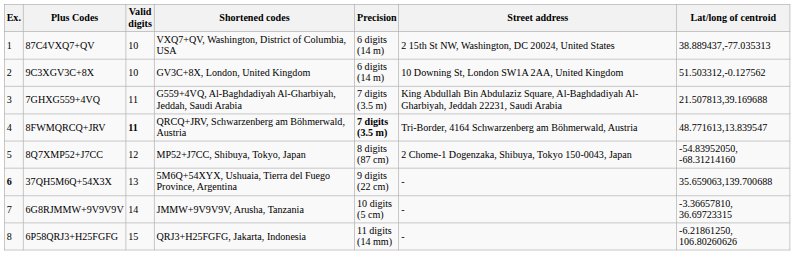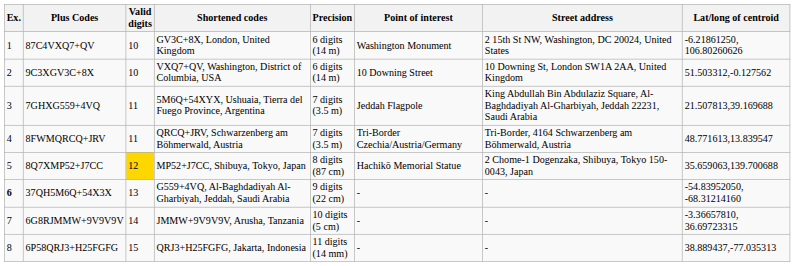+ column: (418, 18)
(251, 45) VXQ7+QV, Washington, District of Columbia, USA -> (213, 45) GV3C+8X, London, United Kingdom
(725, 45) 38.889437,-77.035313 -> (714, 45) -6.21861250, 106.80260626
(233, 72) GV3C+8X, London, United Kingdom -> (229, 72) VXQ7+QV, Washington, District of Columbia, USA
(246, 100) G559+4VQ, Al-Baghdadiyah Al-Gharbiyah, Jeddah, Saudi Arabia -> (229, 105) 5M6Q+54XYX, Ushuaia, Tierra del Fuego Province, Argentina
(133, 127) bold -> (133, 138) normal
(373, 127) bold -> (327, 138) normal
(133, 154) no background -> (133, 166) gold background
(708, 154) -54.83952050, -68.31214160 -> (731, 166) 35.659063,139.700688
(243, 182) 5M6Q+54XYX, Ushuaia, Tierra del Fuego Province, Argentina -> (224, 193) G559+4VQ, Al-Baghdadiyah Al-Gharbiyah, Jeddah, Saudi Arabia
(726, 182) 35.659063,139.700688 -> (714, 193) -54.83952050, -68.31214160
(708, 236) -6.21861250, 106.80260626 -> (730, 248) 38.889437,-77.035313
